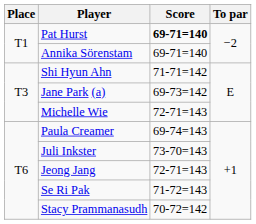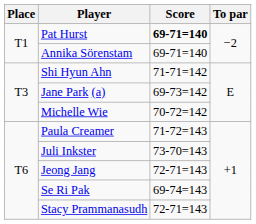(180, 111) 72-71=143 -> (180, 111) 70-72=142
(180, 131) 69-74=143 -> (180, 131) 71-72=143
(180, 190) 71-72=143 -> (180, 190) 69-74=143
(180, 209) 70-72=142 -> (180, 209) 72-71=143
